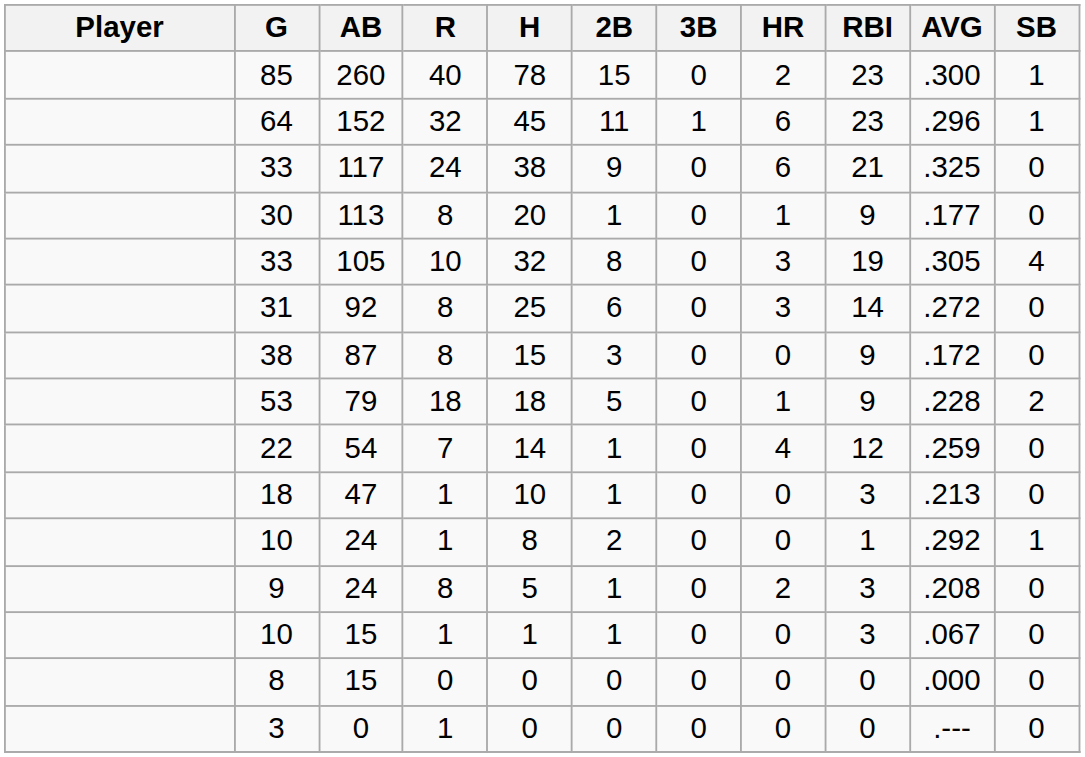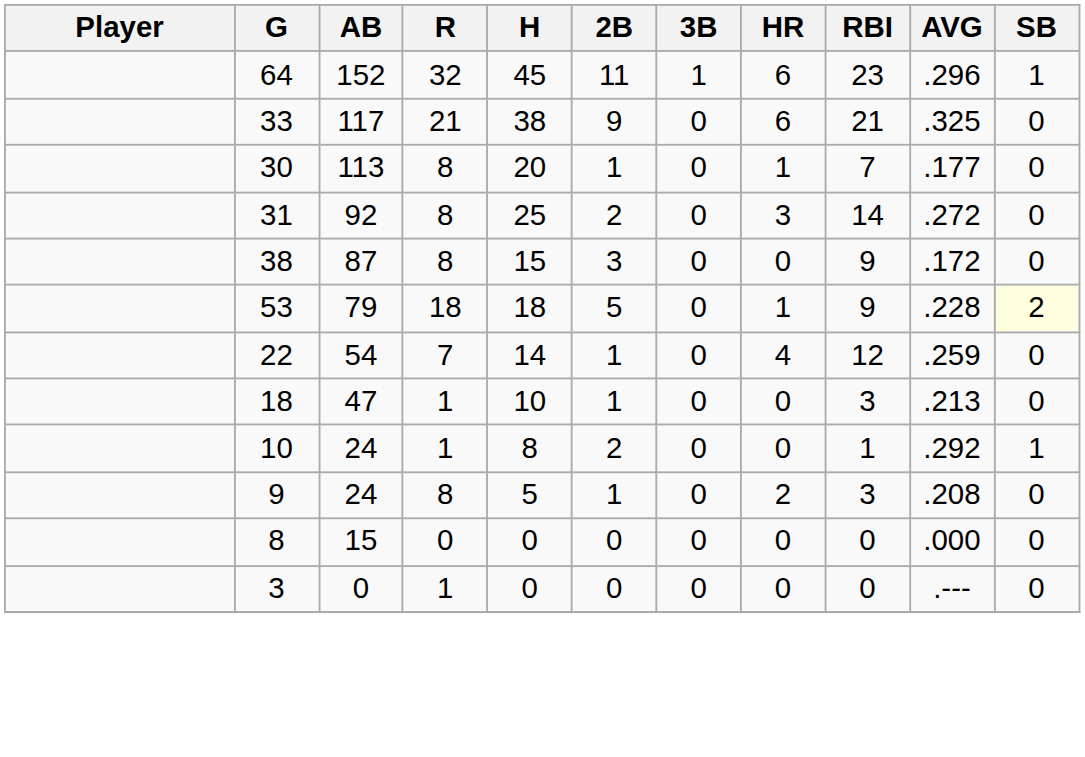- row: (276, 74)
(445, 167) 24 -> (445, 121) 21
(868, 214) 9 -> (868, 167) 7
- row: (276, 261)
(614, 307) 6 -> (614, 214) 2
(1037, 401) no background -> (1037, 307) lightyellow background
- row: (276, 634)
